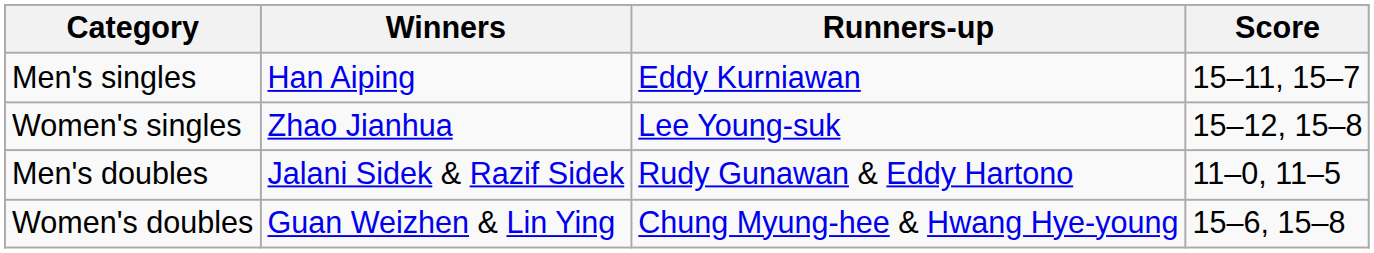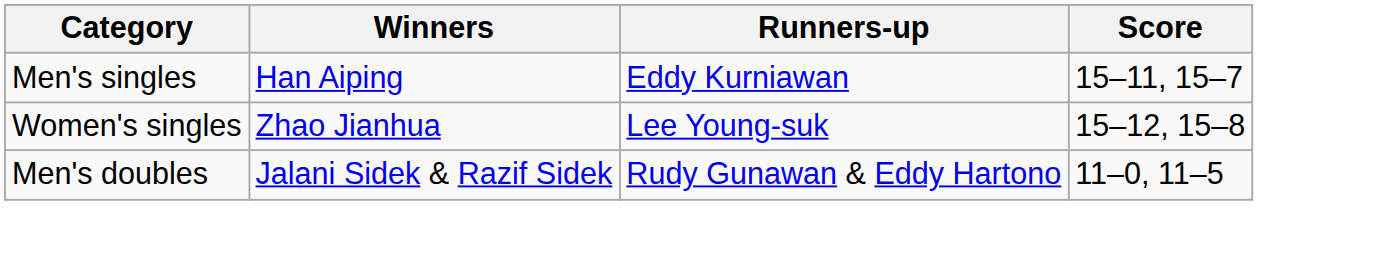- row: (133, 222)
